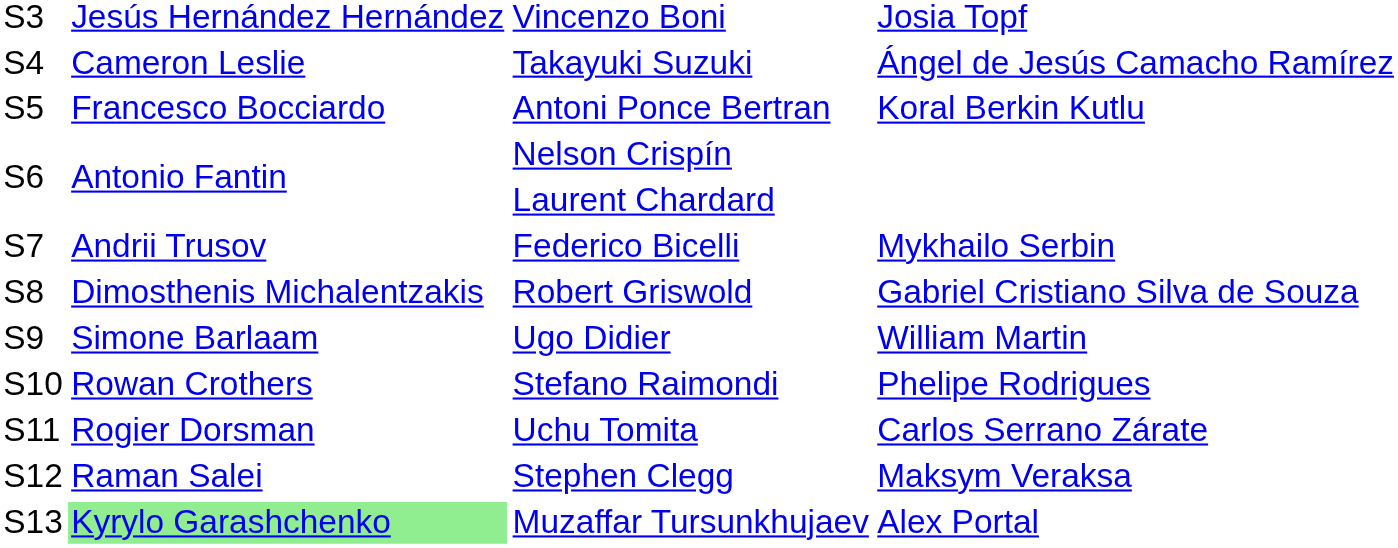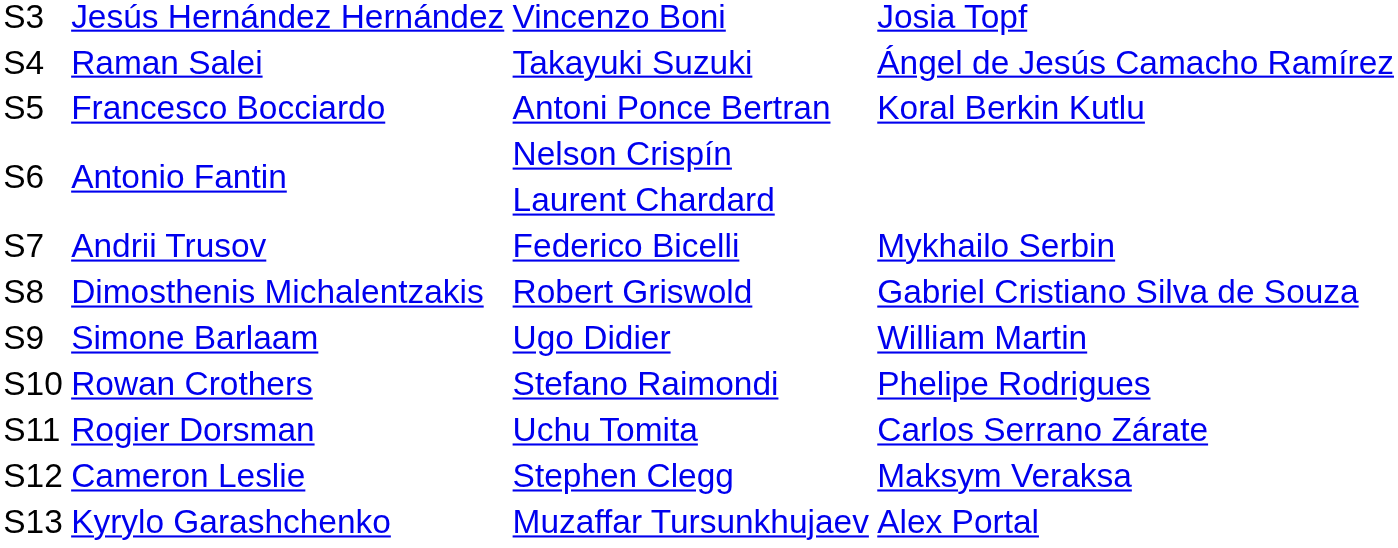(188, 62) Cameron Leslie -> (167, 62) Raman Salei
(167, 476) Raman Salei -> (188, 476) Cameron Leslie
(231, 522) lightgreen background -> (231, 522) no background
